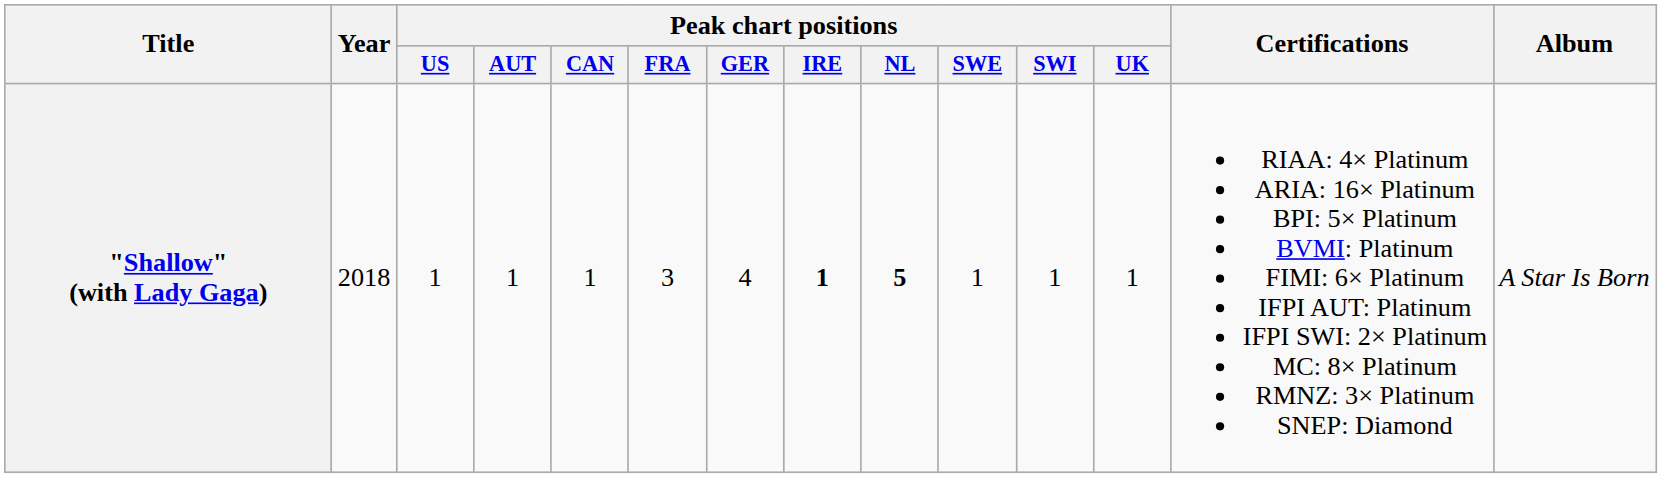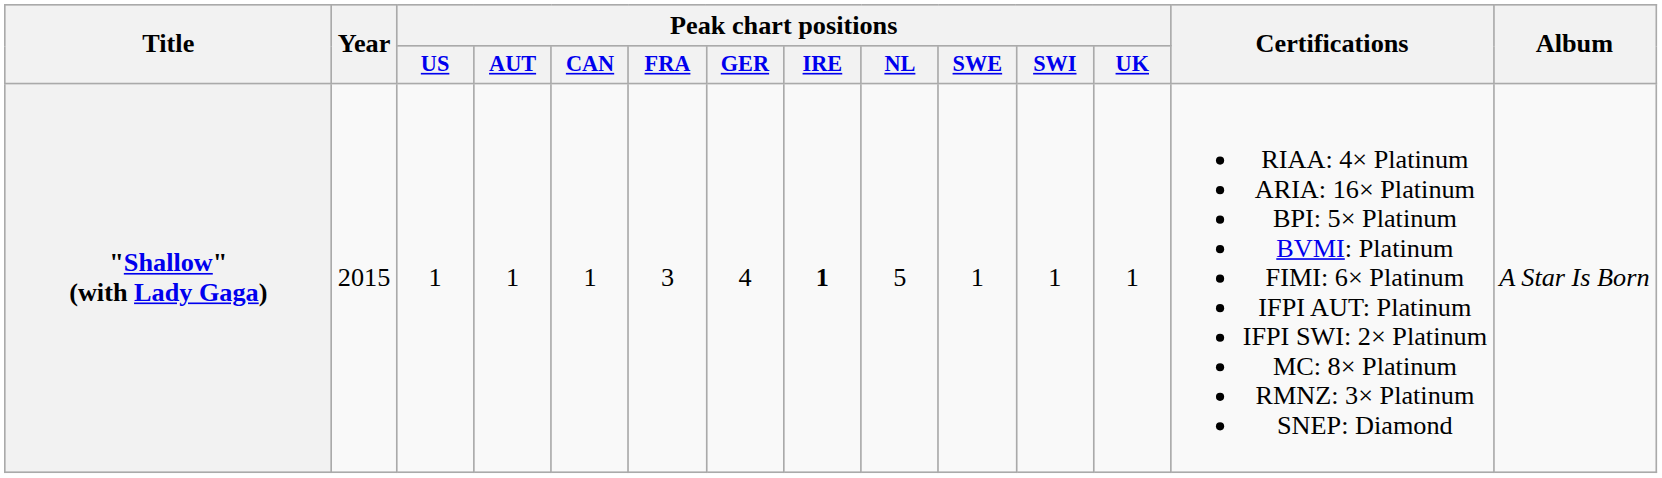(364, 277) 2018 -> (364, 277) 2015
(900, 277) bold -> (900, 277) normal
